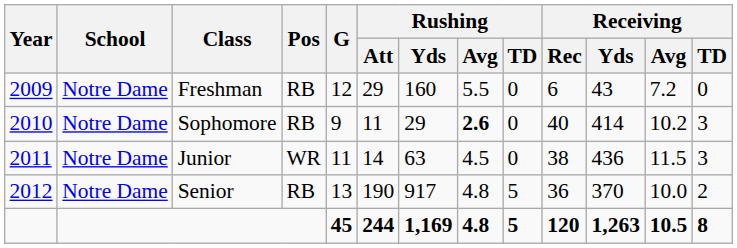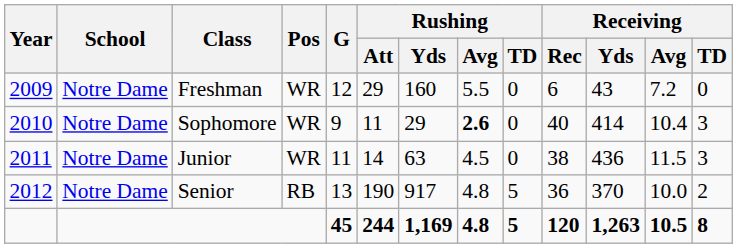(301, 89) RB -> (304, 89) WR
(301, 123) RB -> (304, 123) WR
(668, 123) 10.2 -> (668, 123) 10.4
